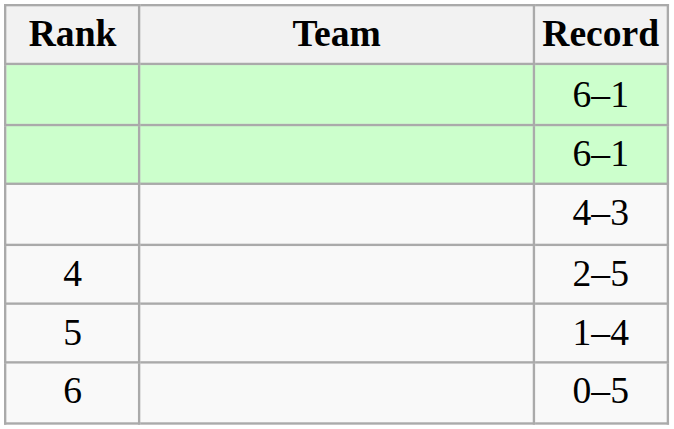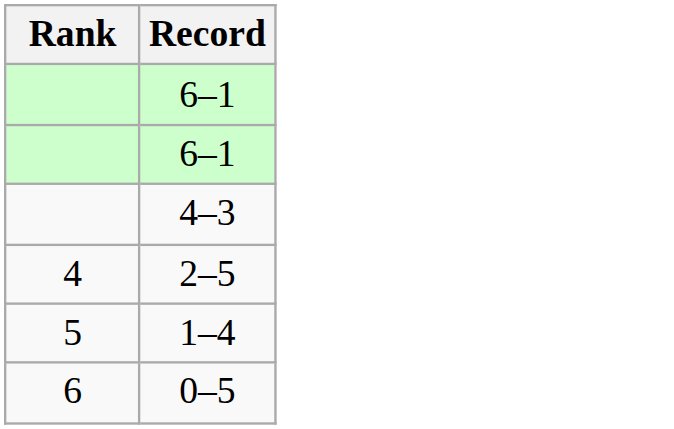- column: (337, 34)
